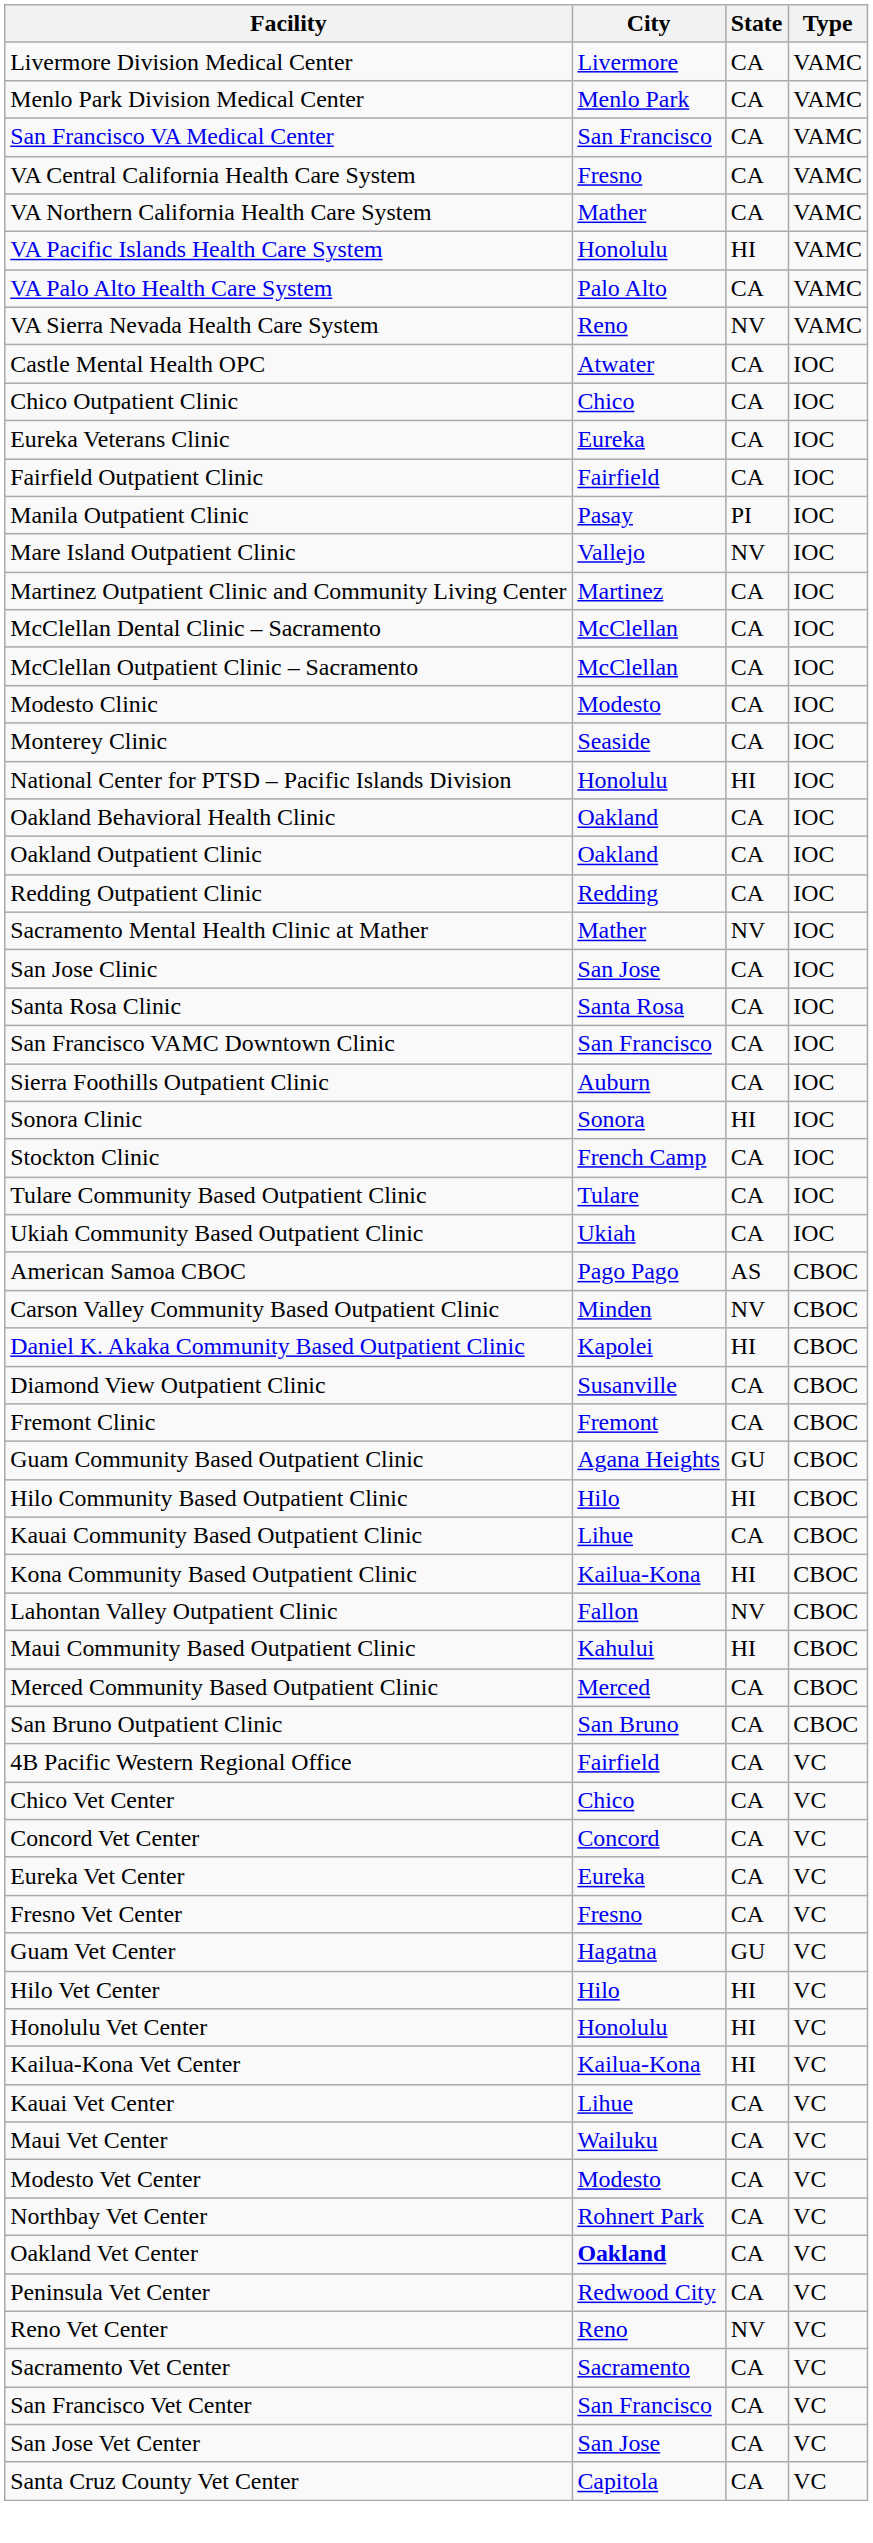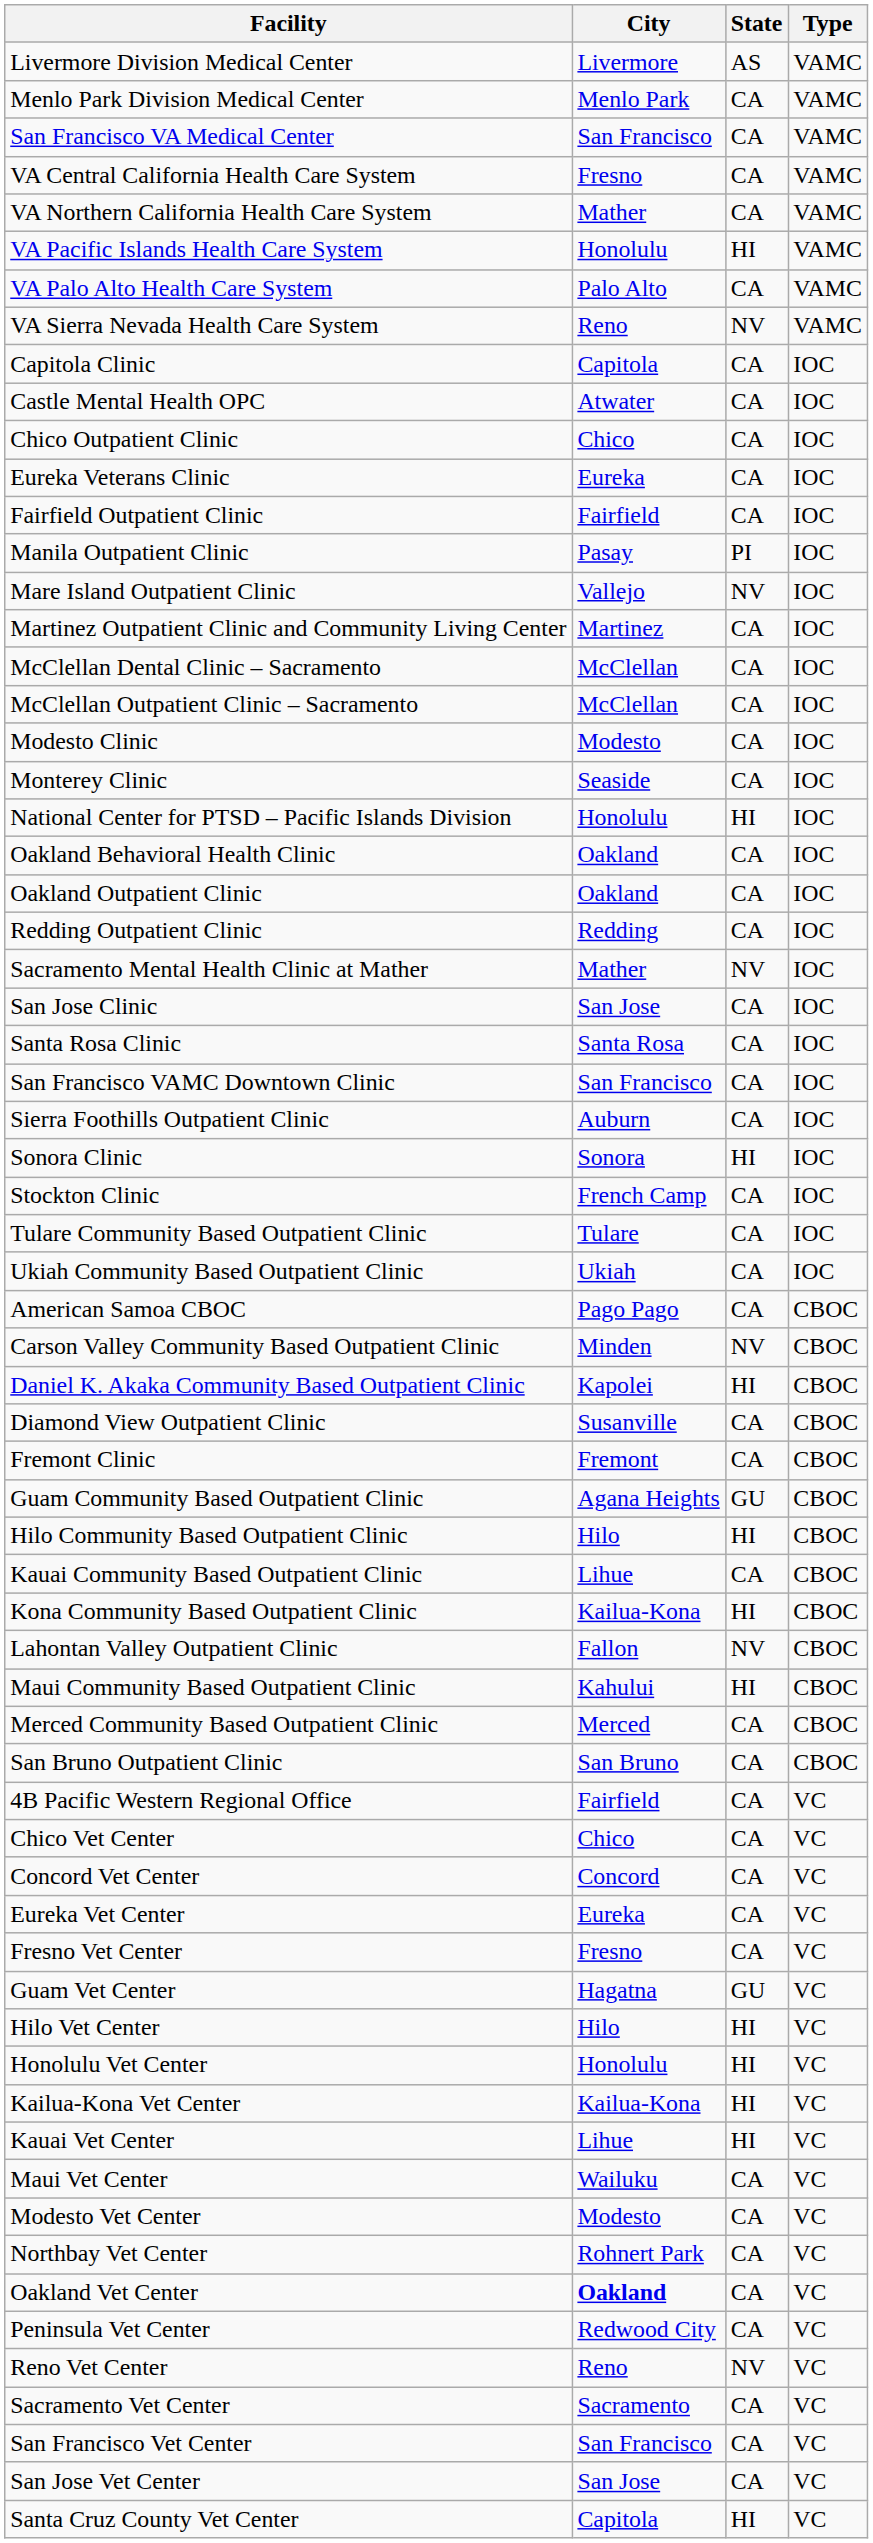(747, 61) CA -> (746, 61) AS
+ row: (83, 363)
(746, 1271) AS -> (747, 1308) CA
(747, 2102) CA -> (743, 2140) HI
(747, 2480) CA -> (743, 2518) HI
